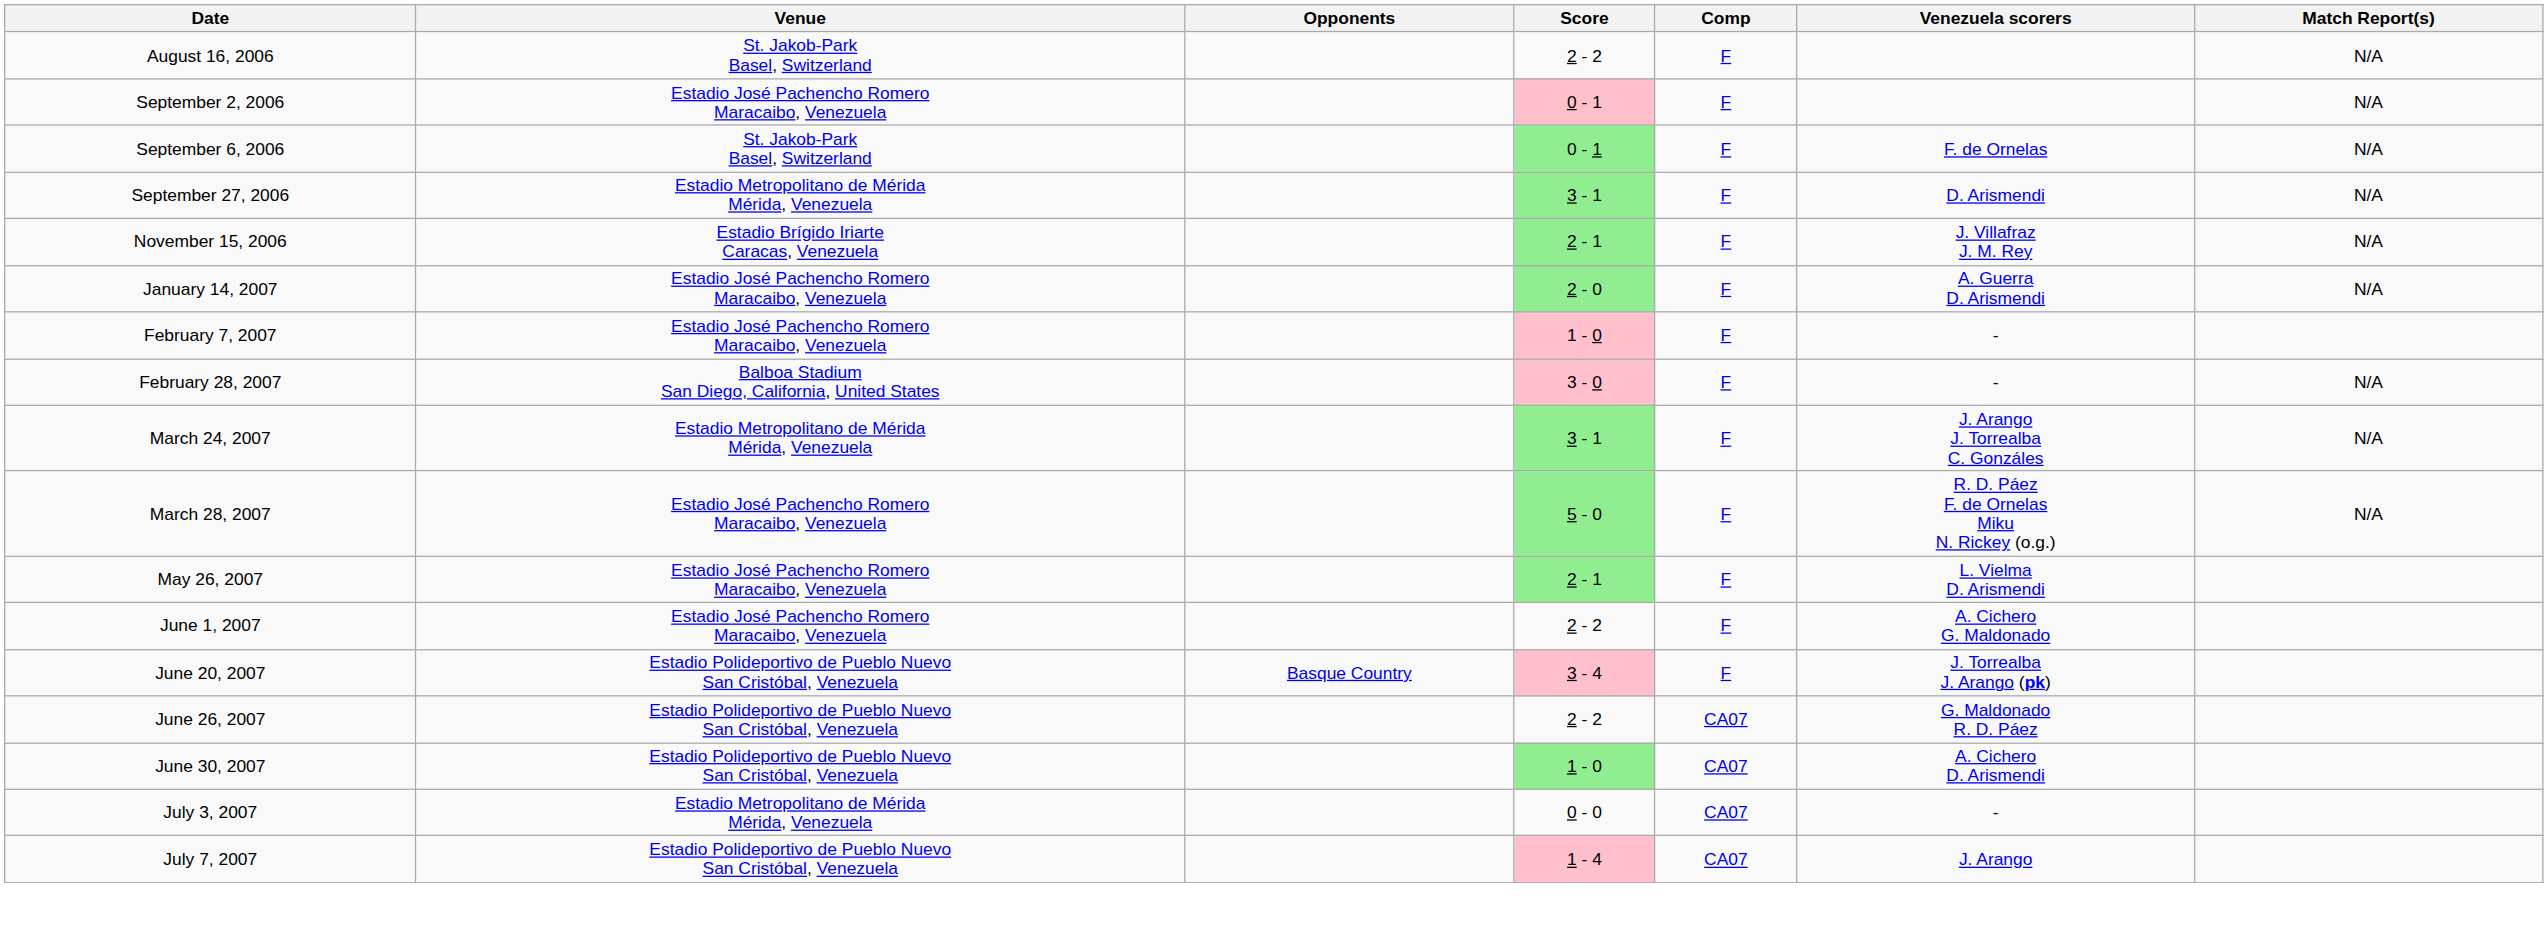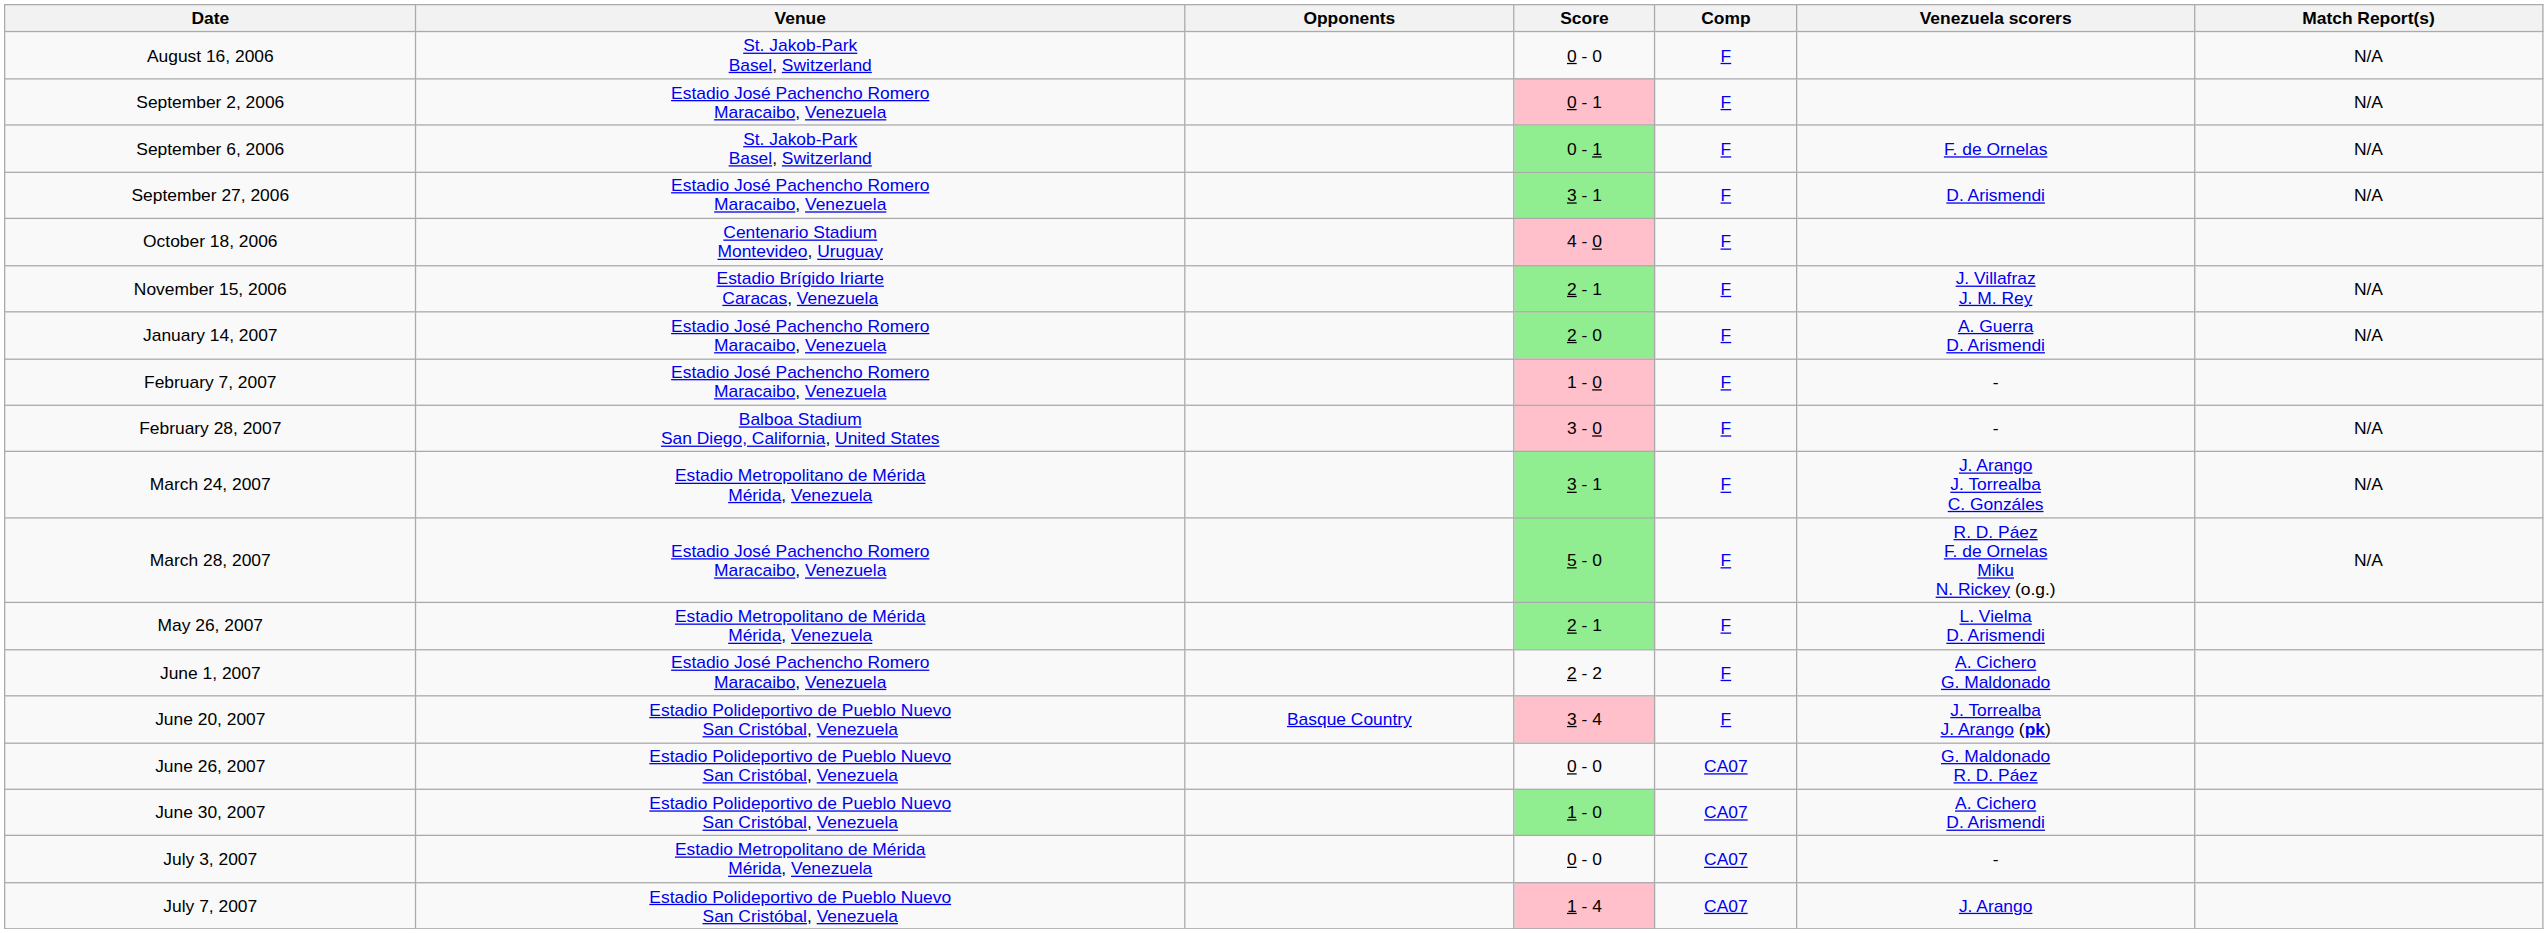(1584, 55) 2 - 2 -> (1584, 55) 0 - 0
(800, 195) Estadio Metropolitano de Mérida Mérida, Venezuela -> (800, 195) Estadio José Pachencho Romero Maracaibo, Venezuela
+ row: (210, 242)
(800, 579) Estadio José Pachencho Romero Maracaibo, Venezuela -> (800, 626) Estadio Metropolitano de Mérida Mérida, Venezuela
(1584, 719) 2 - 2 -> (1584, 766) 0 - 0
